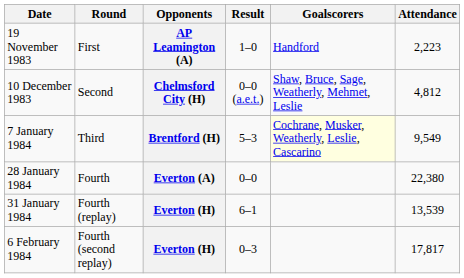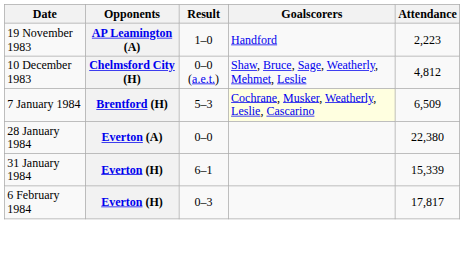- column: (109, 14)
(428, 138) 9,549 -> (428, 104) 6,509
(428, 210) 13,539 -> (428, 169) 15,339
